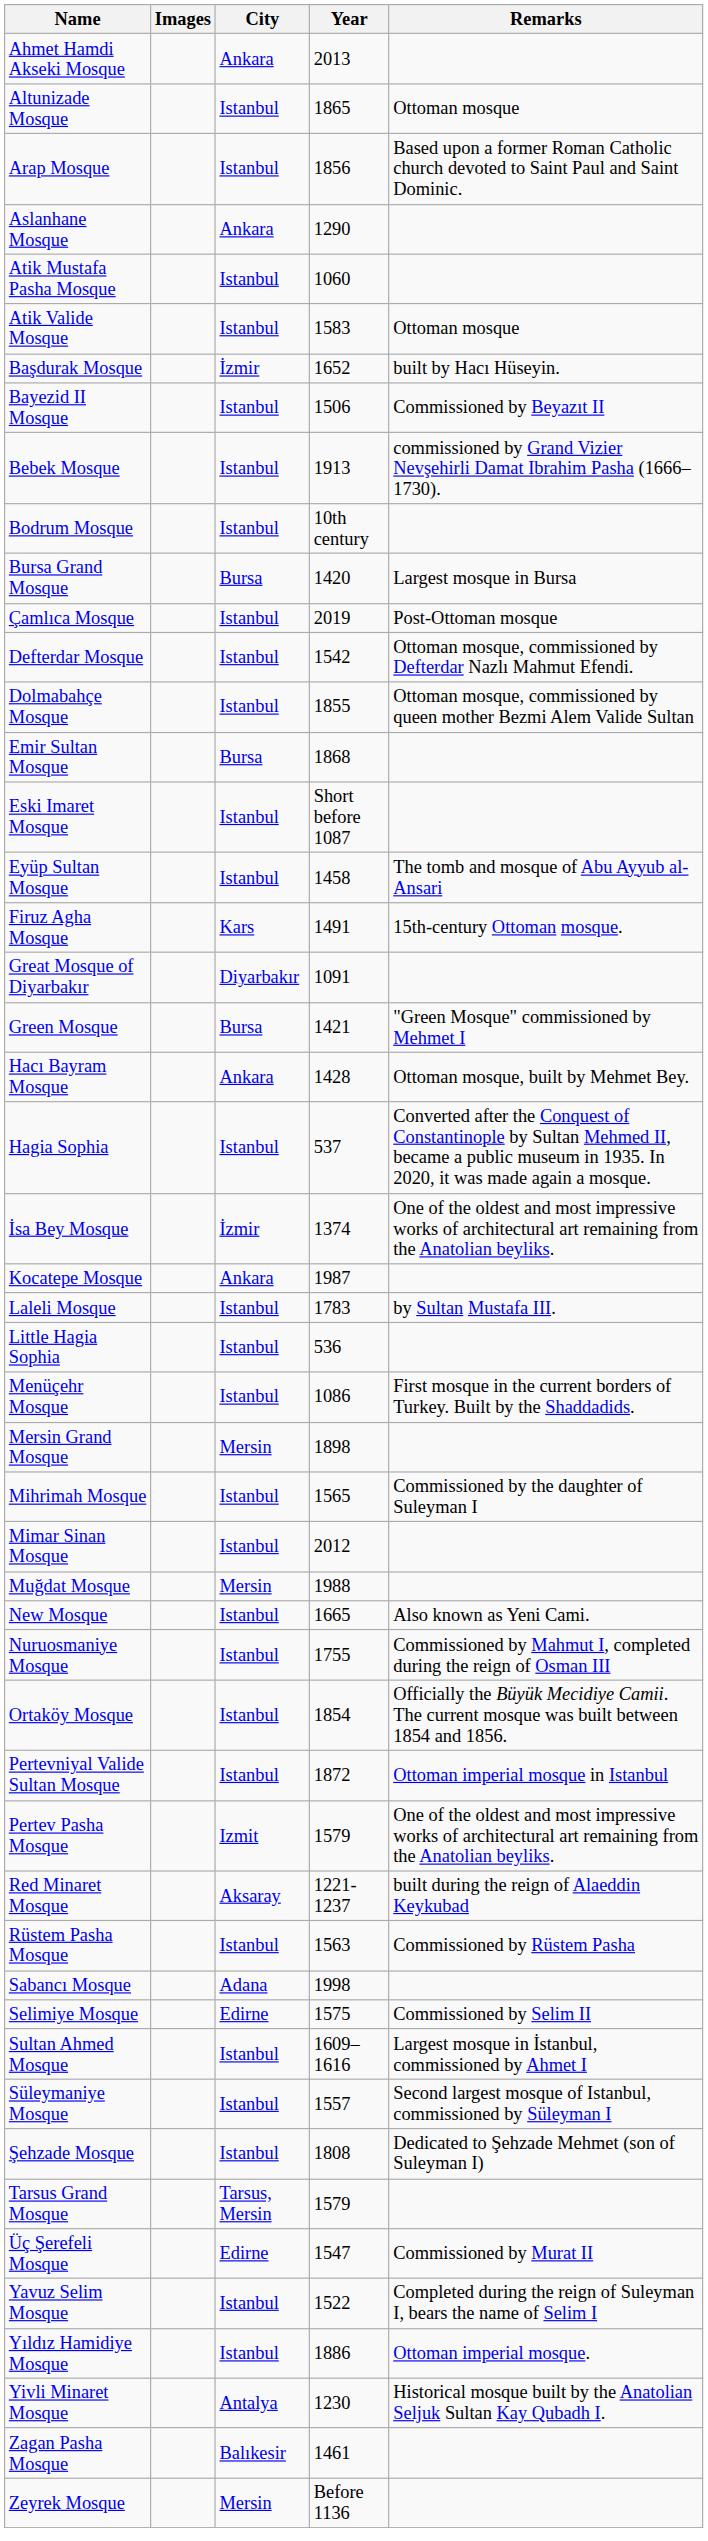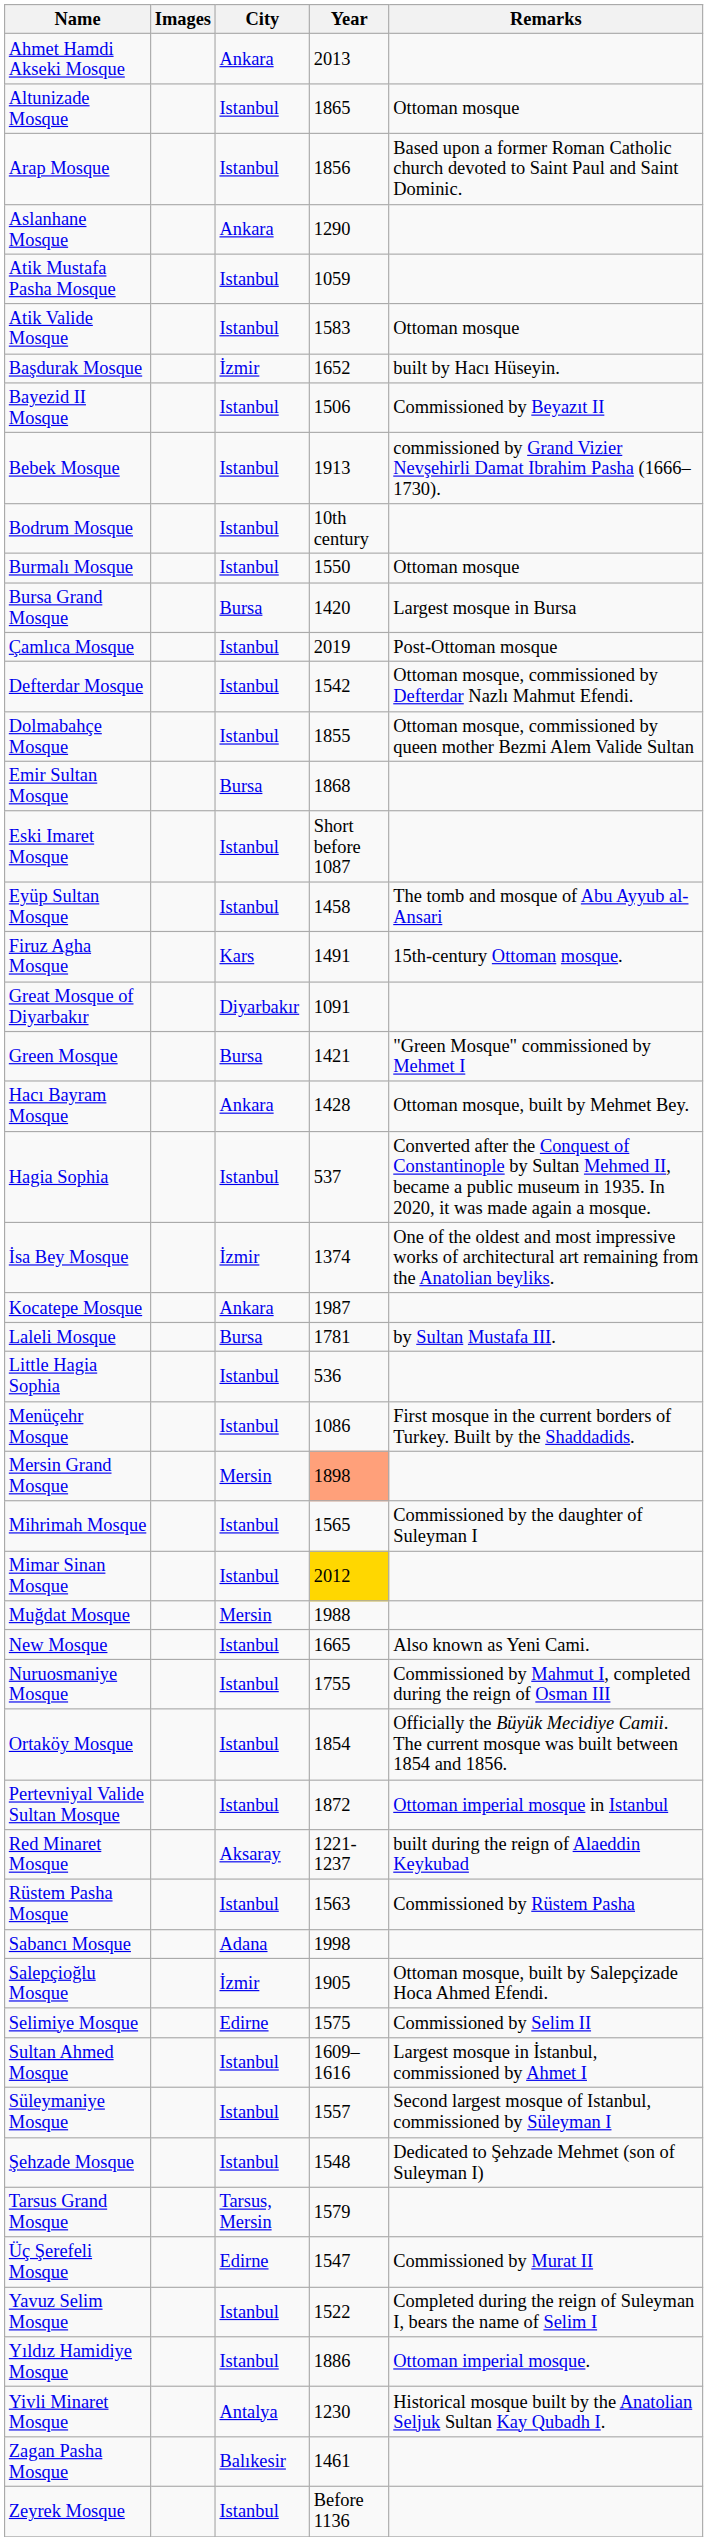(332, 278) 1060 -> (332, 278) 1059
+ row: (71, 567)
(249, 1307) Istanbul -> (241, 1336) Bursa
(332, 1307) 1783 -> (332, 1336) 1781
(332, 1446) no background -> (332, 1475) lightsalmon background
(332, 1546) no background -> (332, 1575) gold background
- row: (56, 1835)
+ row: (52, 1983)
(332, 2153) 1808 -> (332, 2162) 1548
(246, 2502) Mersin -> (249, 2511) Istanbul
